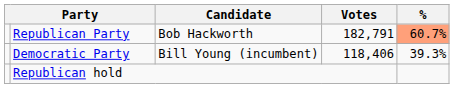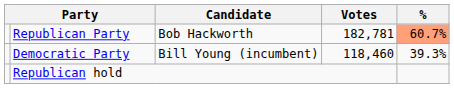(369, 34) 182,791 -> (369, 34) 182,781
(369, 54) 118,406 -> (369, 54) 118,460
